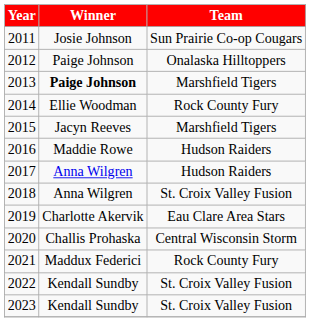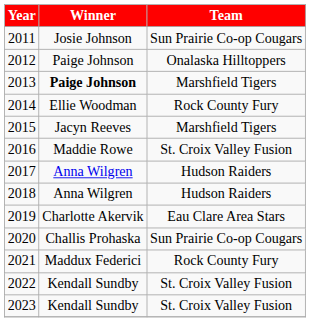(226, 149) Hudson Raiders -> (226, 149) St. Croix Valley Fusion
(226, 194) St. Croix Valley Fusion -> (226, 194) Hudson Raiders
(226, 238) Central Wisconsin Storm -> (226, 238) Sun Prairie Co-op Cougars
